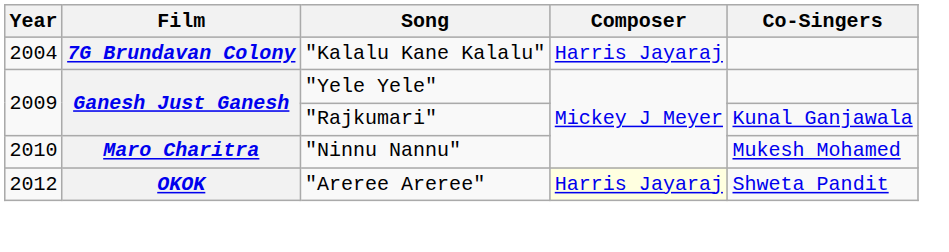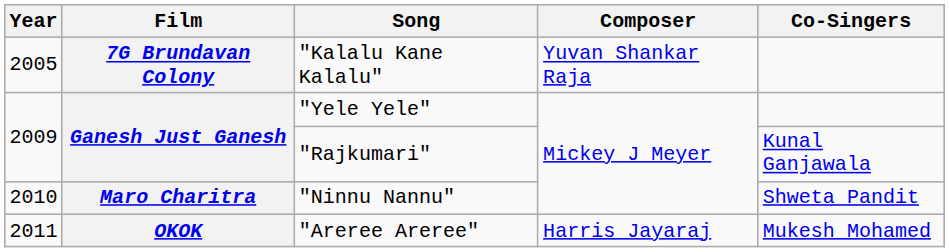(34, 54) 2004 -> (34, 65) 2005
(639, 54) Harris Jayaraj -> (621, 65) Yuvan Shankar Raja
(817, 152) Mukesh Mohamed -> (841, 198) Shweta Pandit
(34, 184) 2012 -> (34, 230) 2011
(639, 184) lightyellow background -> (627, 230) no background
(811, 184) Shweta Pandit -> (847, 230) Mukesh Mohamed
